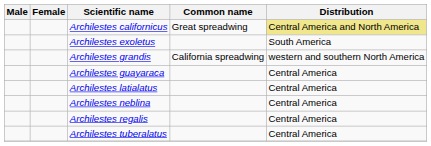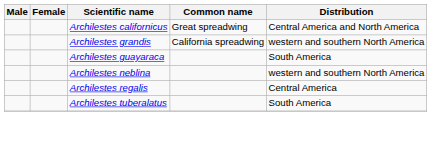(344, 27) khaki background -> (344, 27) no background
- row: (112, 42)
(303, 73) Central America -> (300, 57) South America
- row: (114, 88)
(303, 103) Central America -> (347, 73) western and southern North America
(303, 133) Central America -> (300, 103) South America
